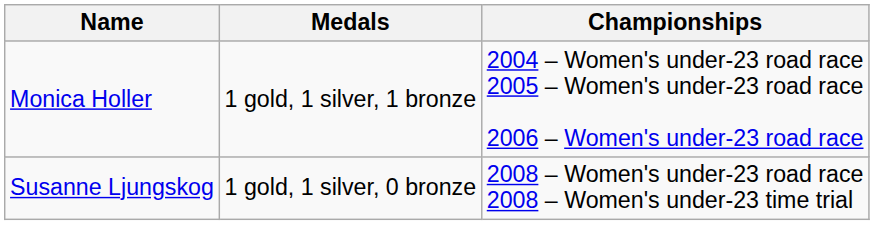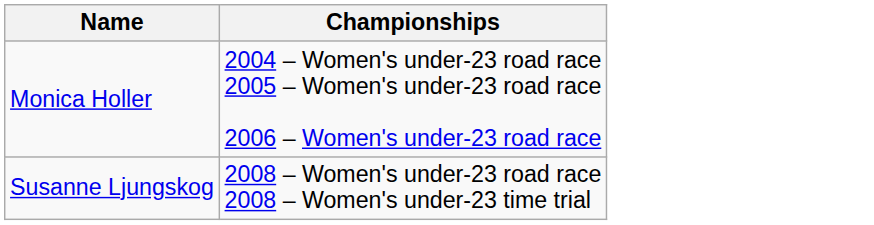- column: (350, 22)
